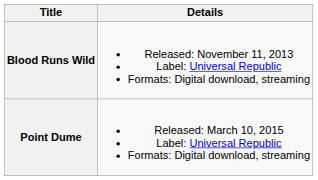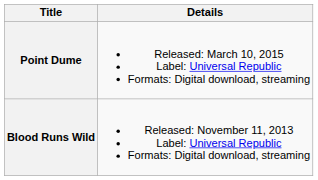rows swapped: (51, 60) <-> (51, 137)
